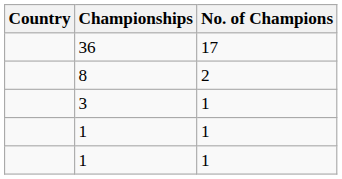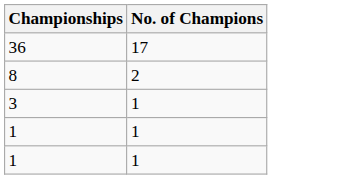- column: (40, 18)
